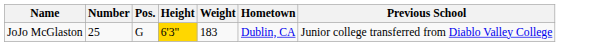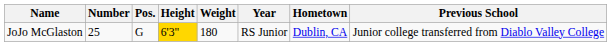+ column: (264, 13)
(209, 32) 183 -> (209, 32) 180
